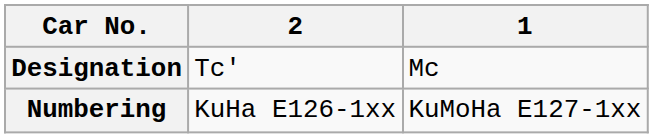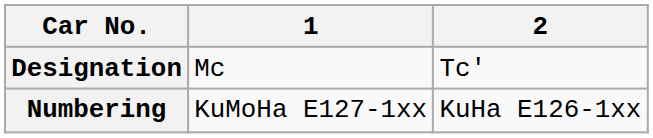columns swapped: (525, 26) <-> (295, 26)
